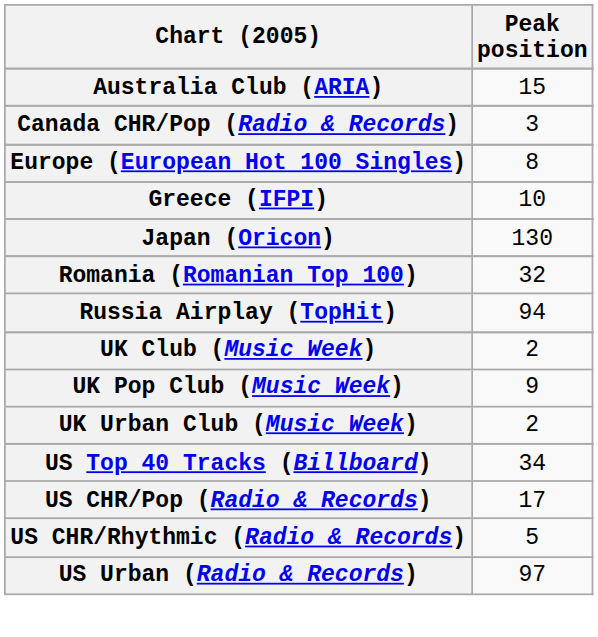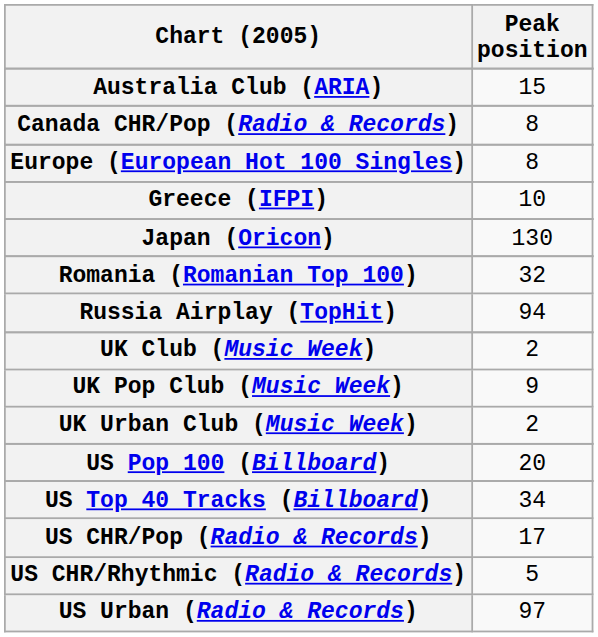(532, 125) 3 -> (532, 125) 8
+ row: (238, 463)
